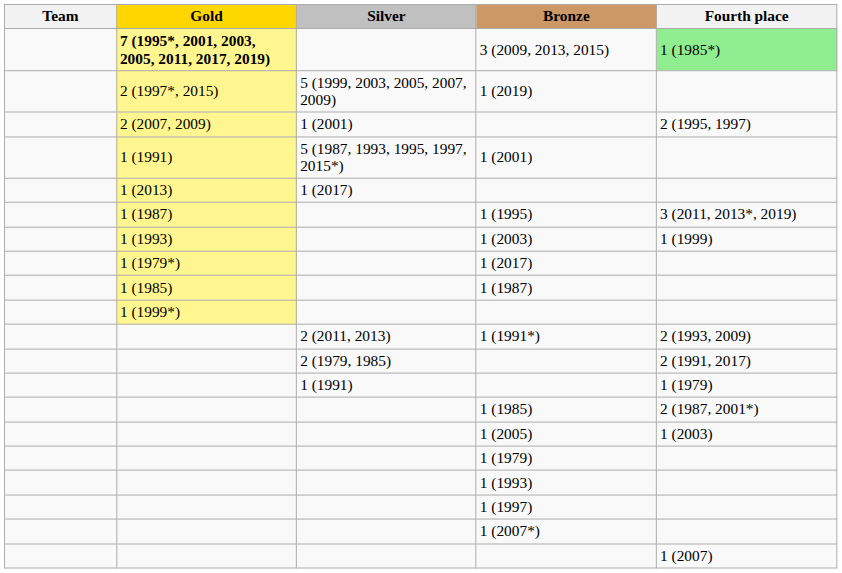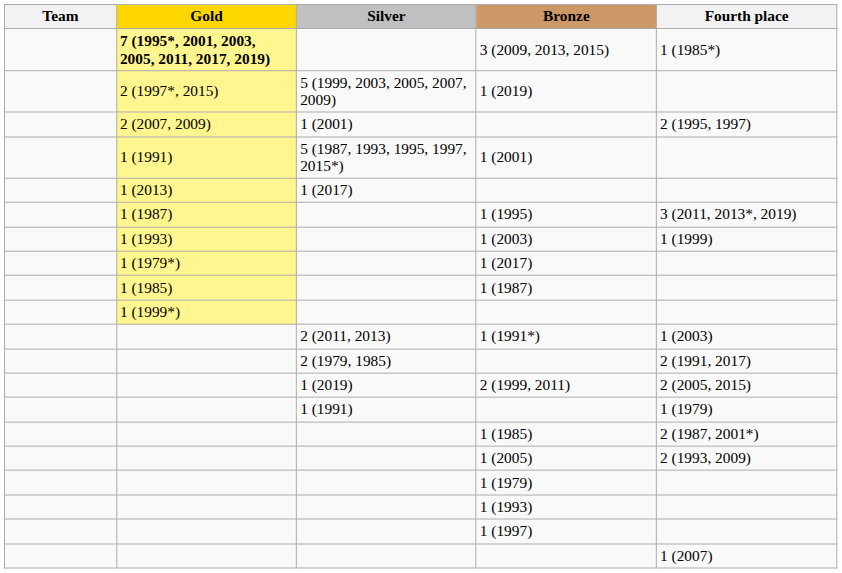(690, 49) lightgreen background -> (690, 49) no background
(705, 336) 2 (1993, 2009) -> (686, 336) 1 (2003)
+ row: (326, 385)
(686, 433) 1 (2003) -> (705, 458) 2 (1993, 2009)
- row: (386, 531)
